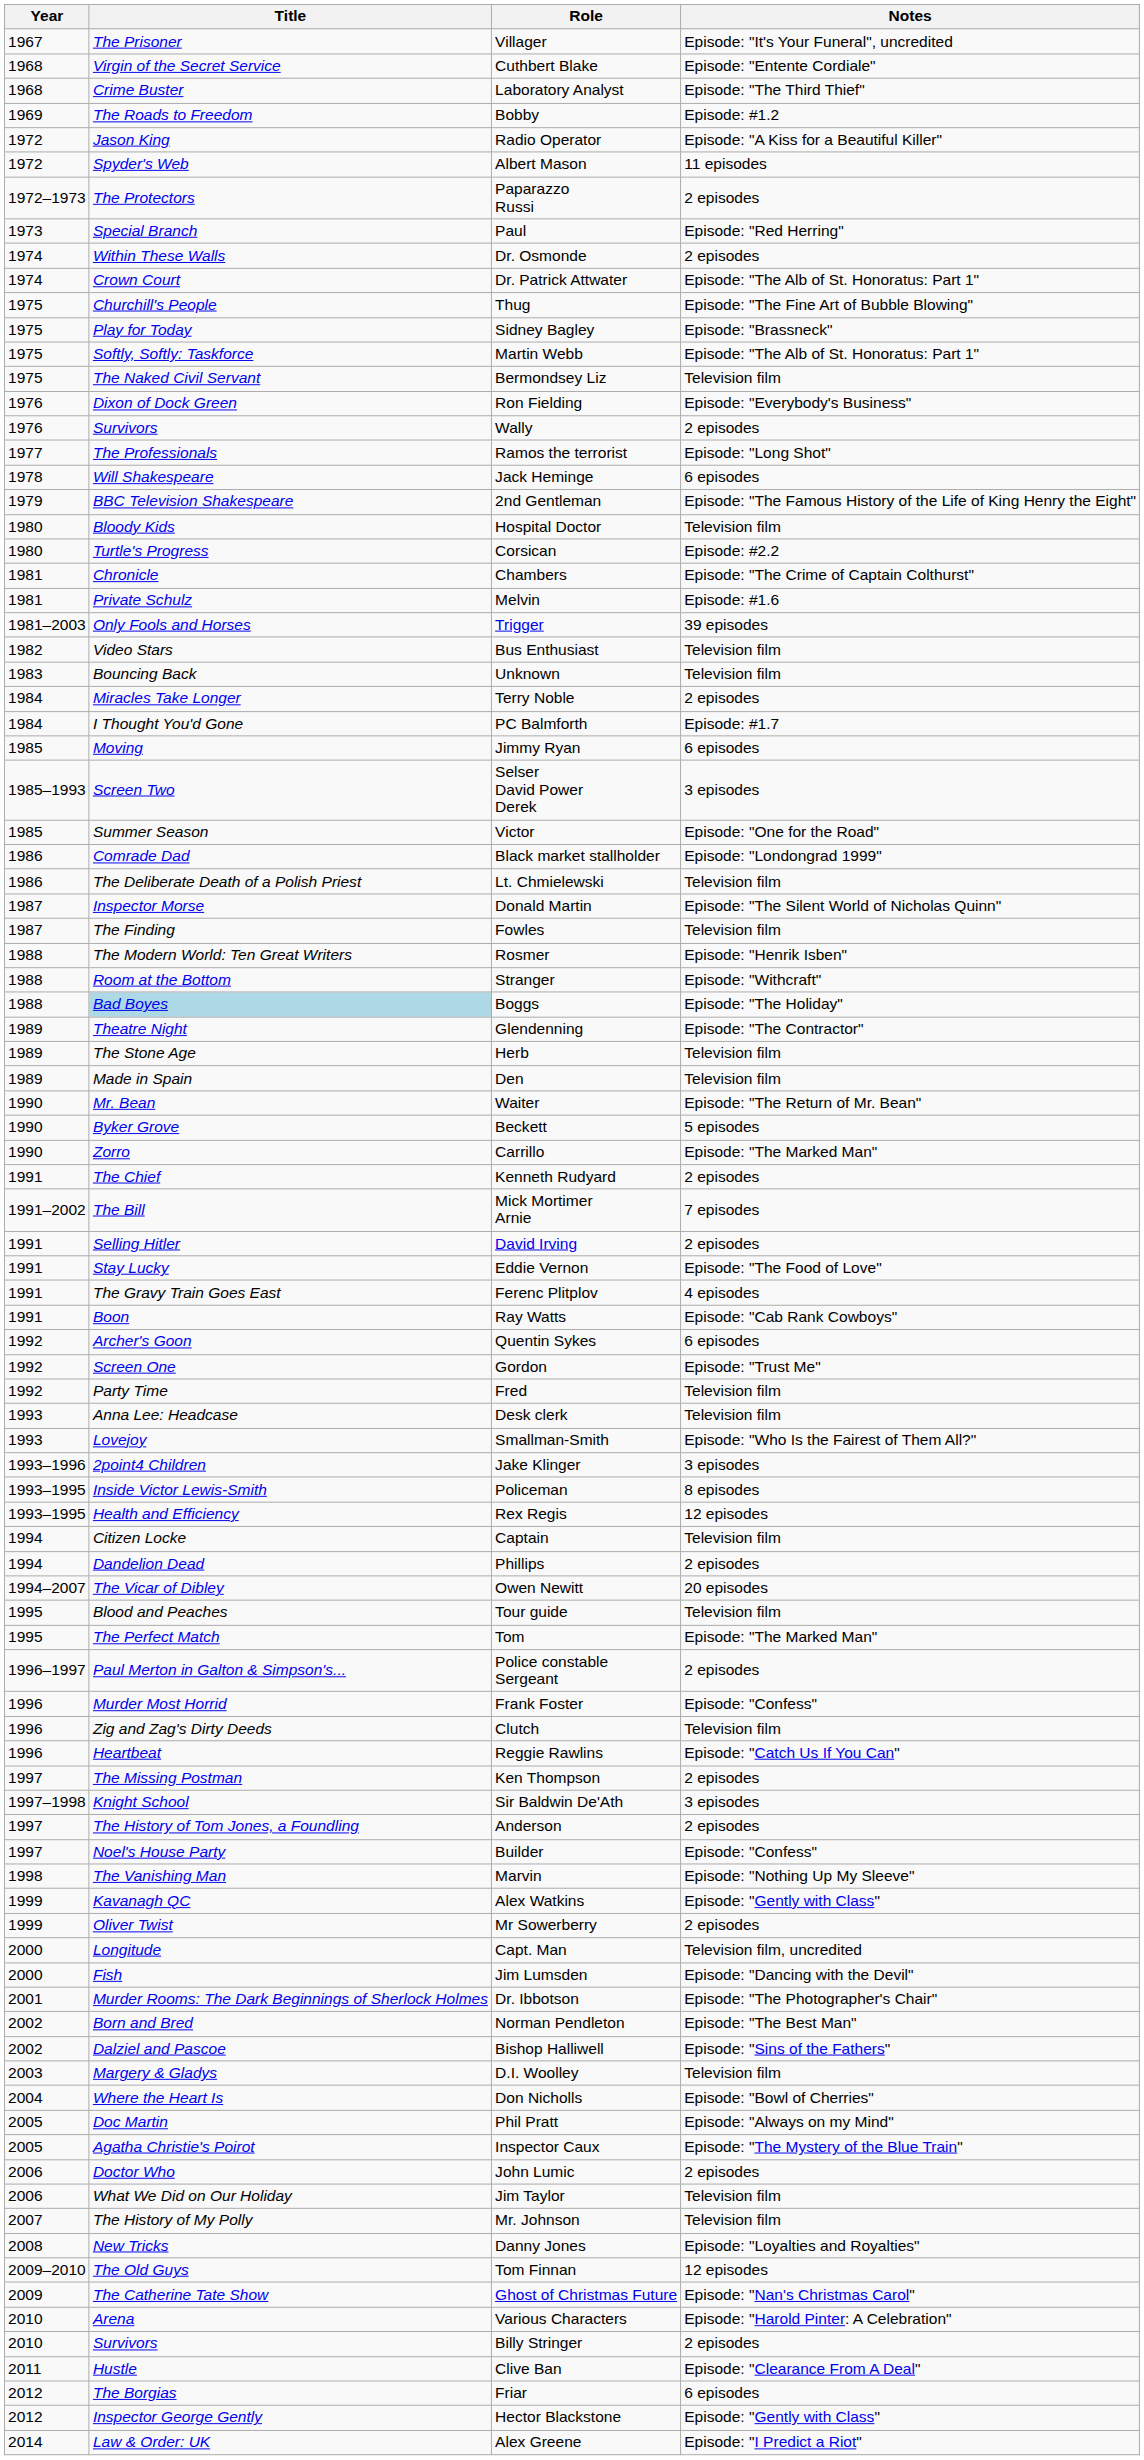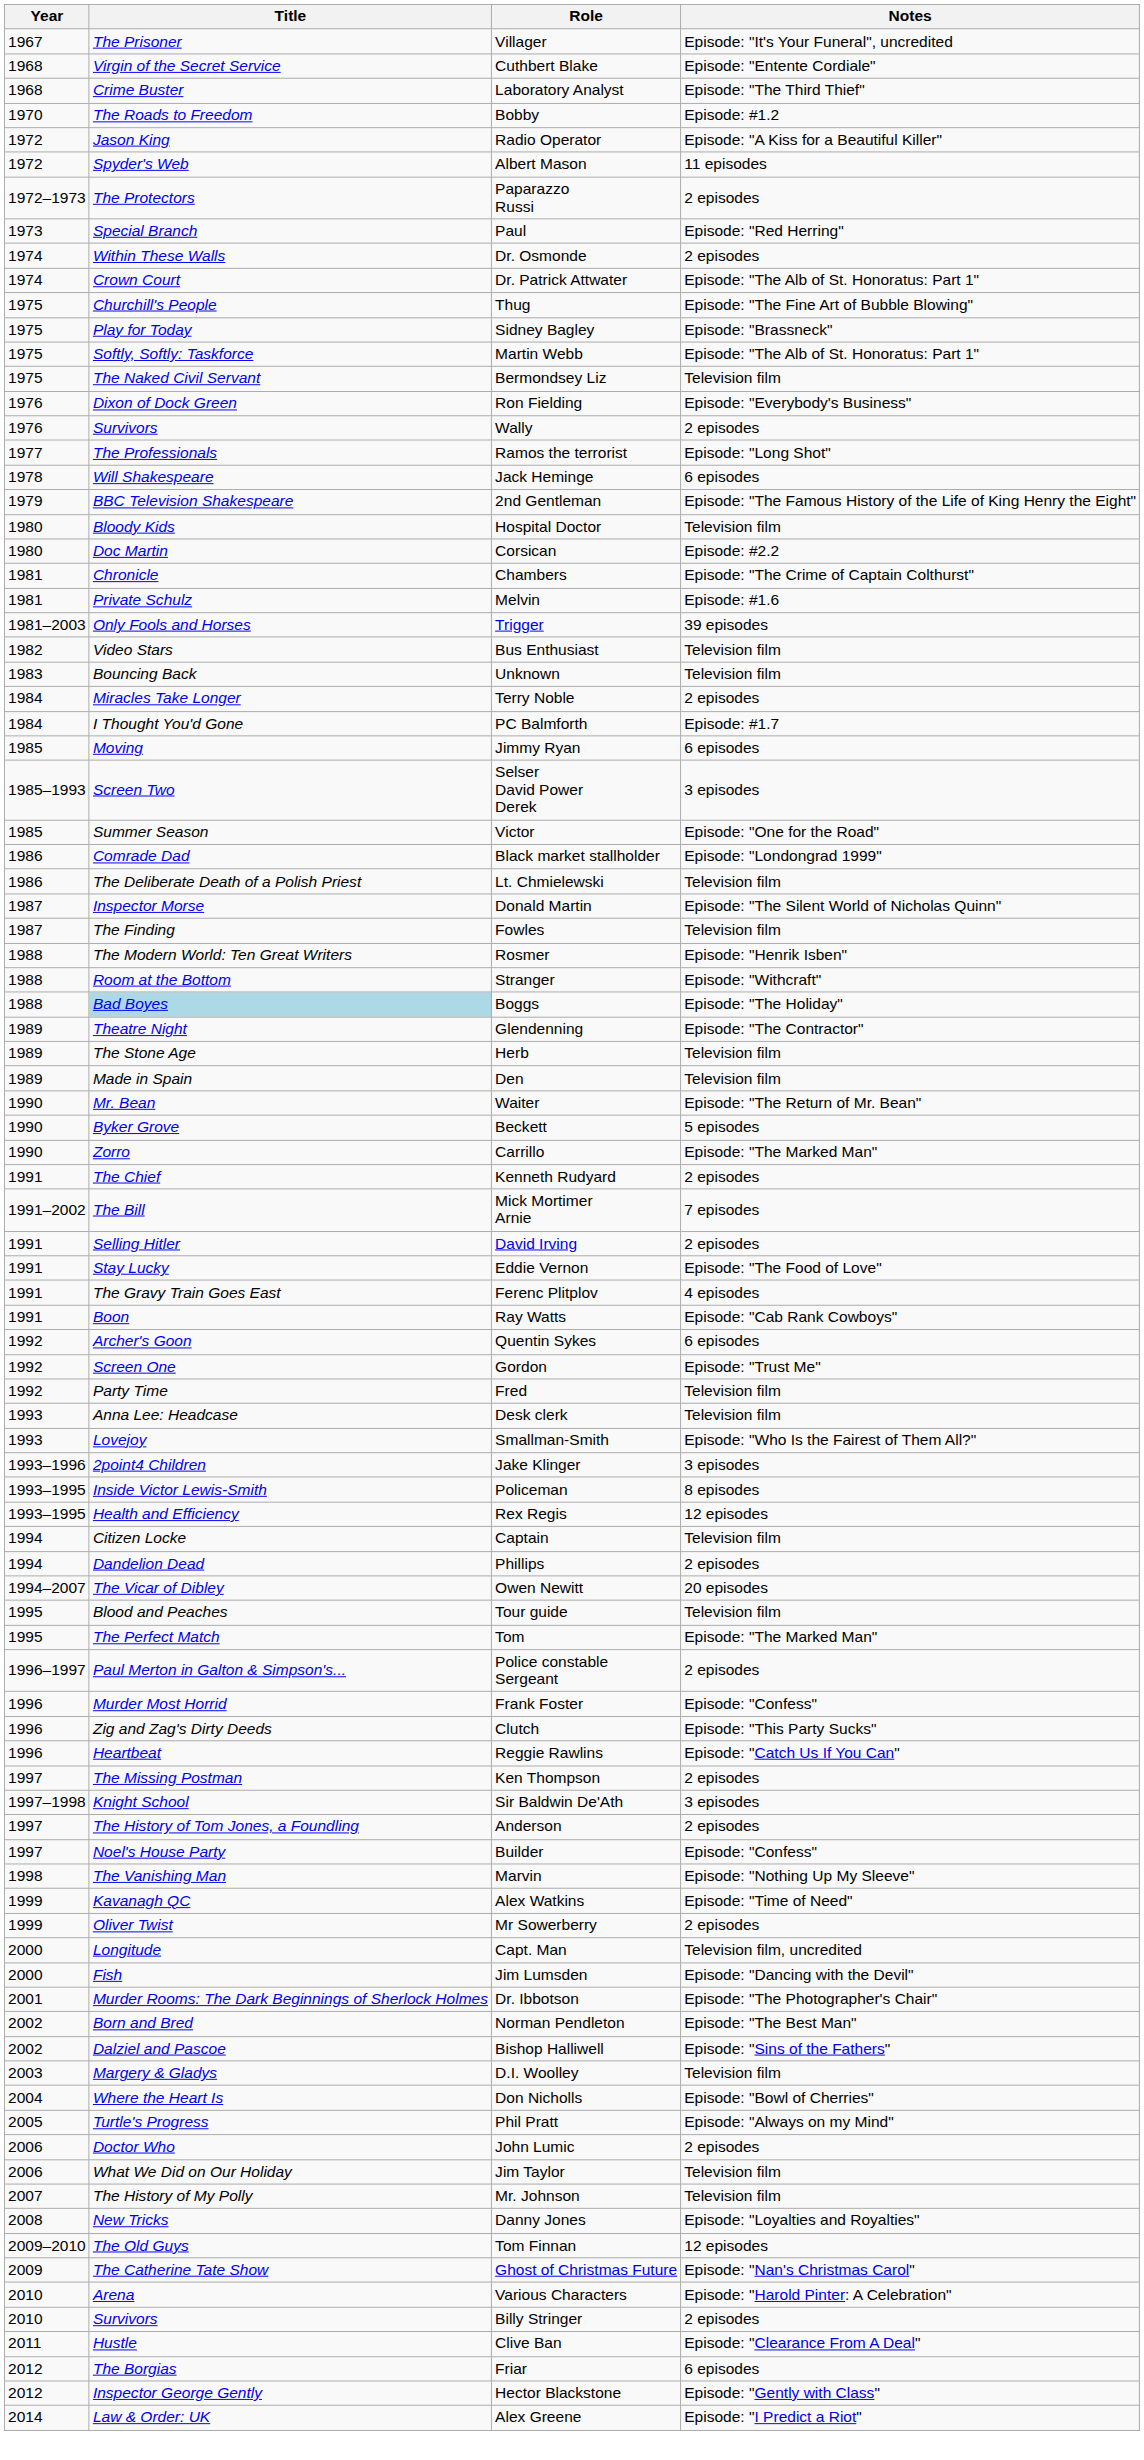(25, 115) 1969 -> (25, 115) 1970
(151, 551) Turtle's Progress -> (130, 551) Doc Martin
(733, 1728) Television film -> (780, 1728) Episode: "This Party Sucks"
(782, 1900) Episode: "Gently with Class" -> (768, 1900) Episode: "Time of Need"
(130, 2122) Doc Martin -> (151, 2122) Turtle's Progress
- row: (547, 2147)
